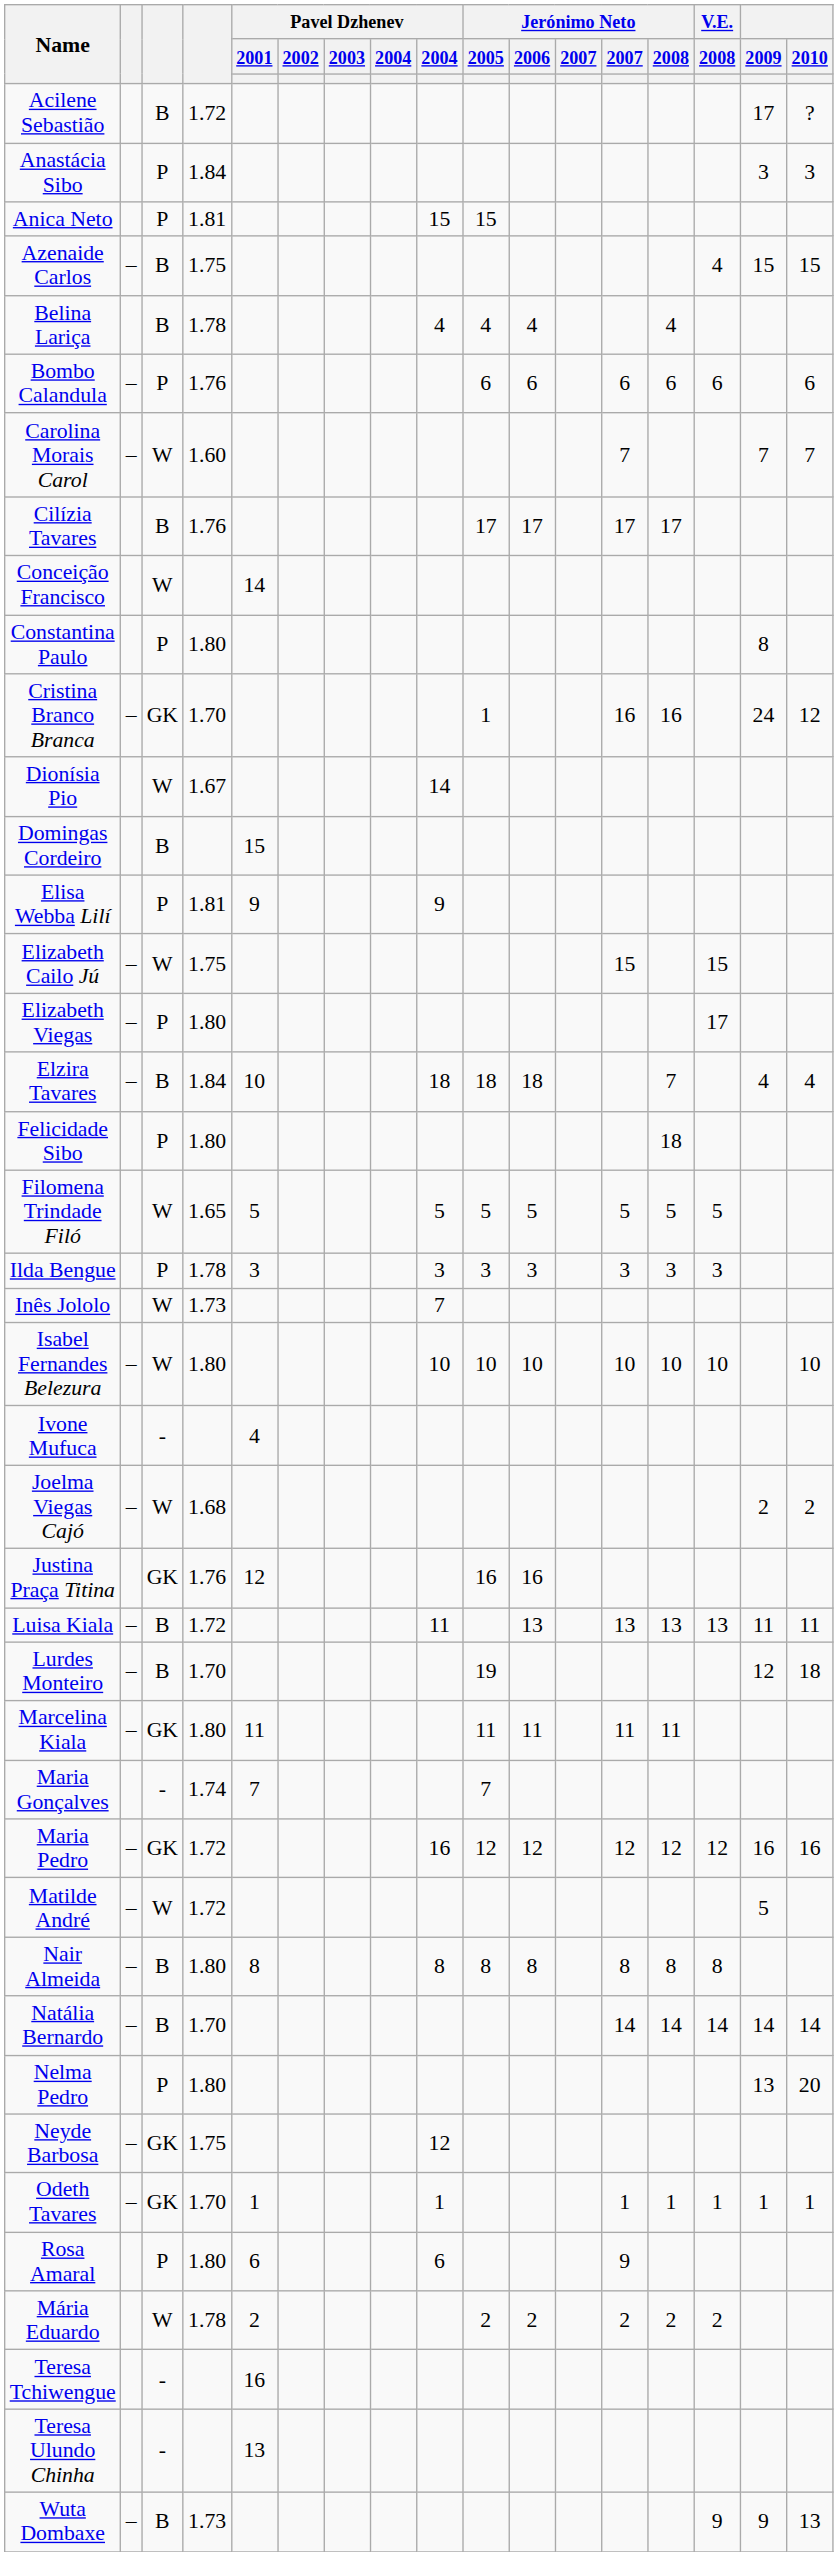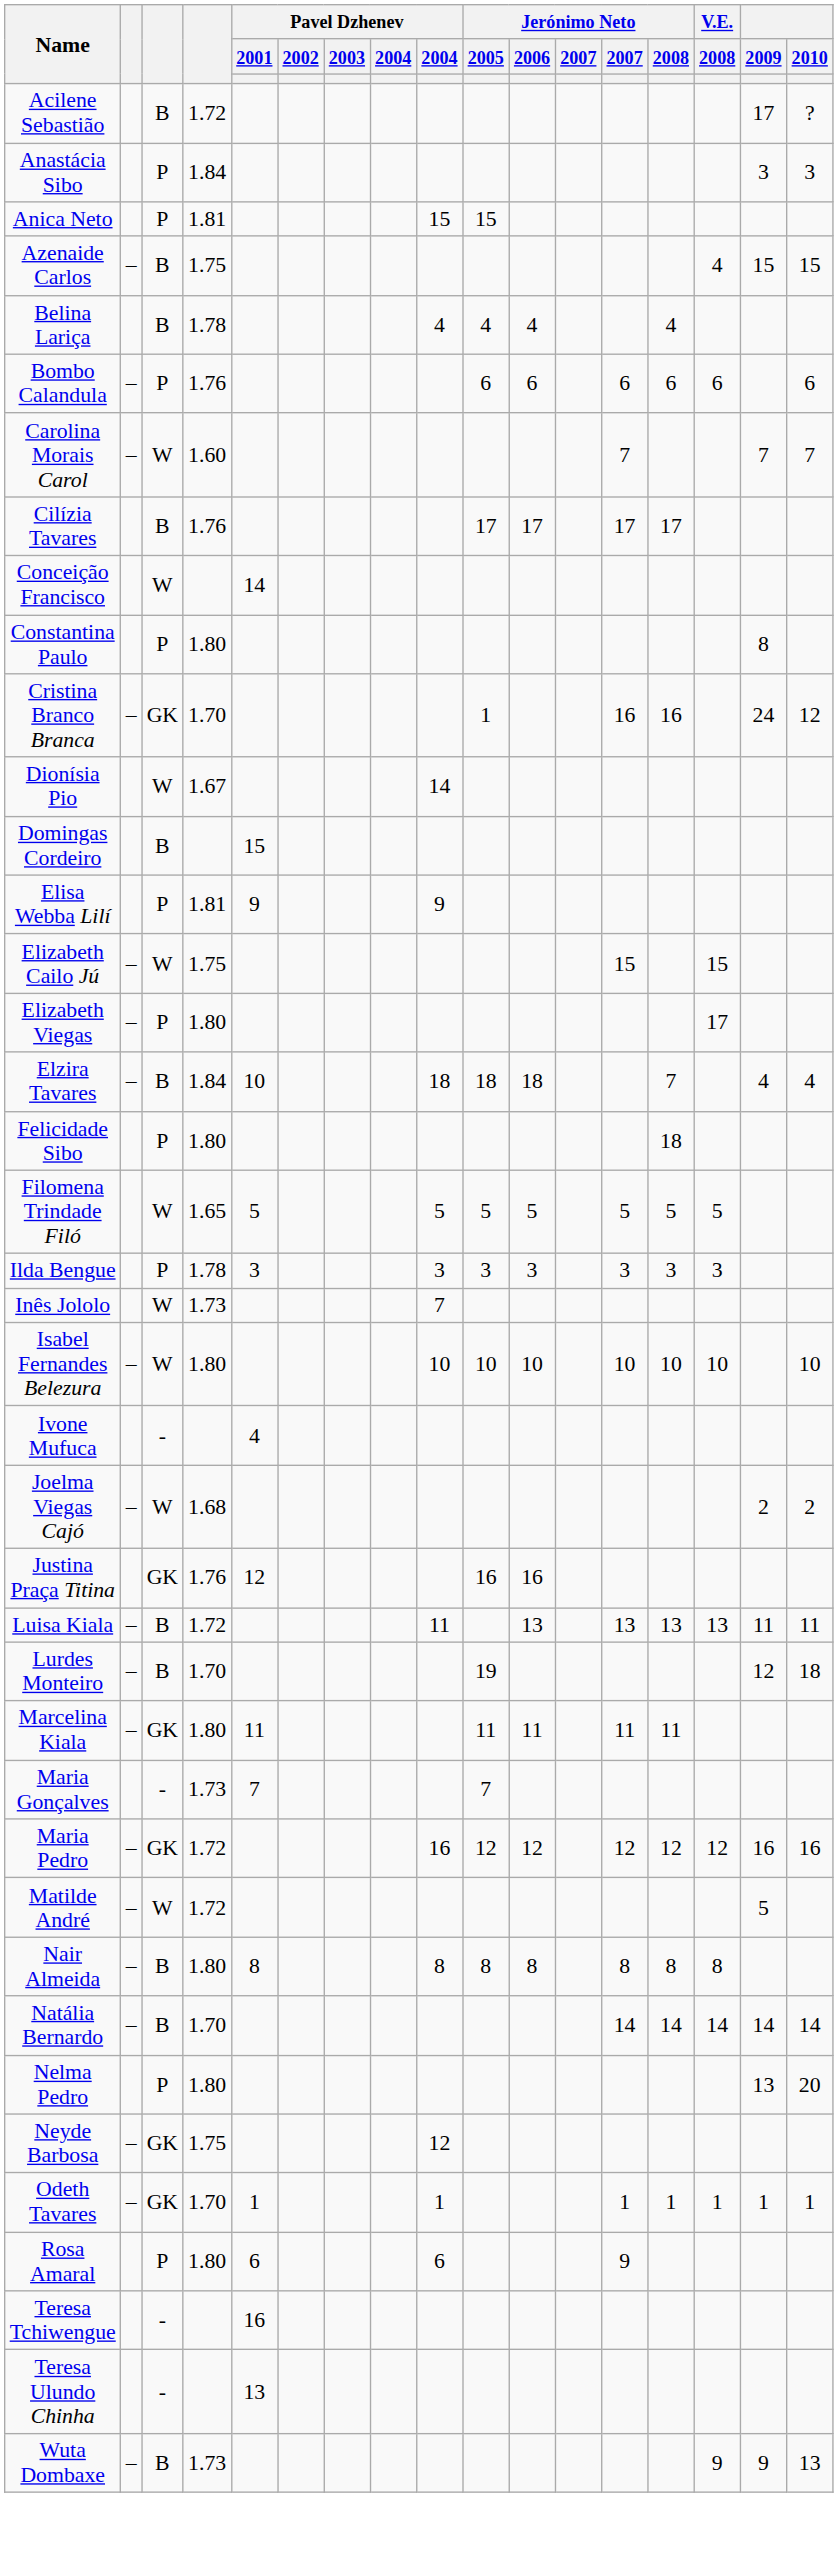(207, 1789) 1.74 -> (207, 1789) 1.73
- row: (63, 2320)
